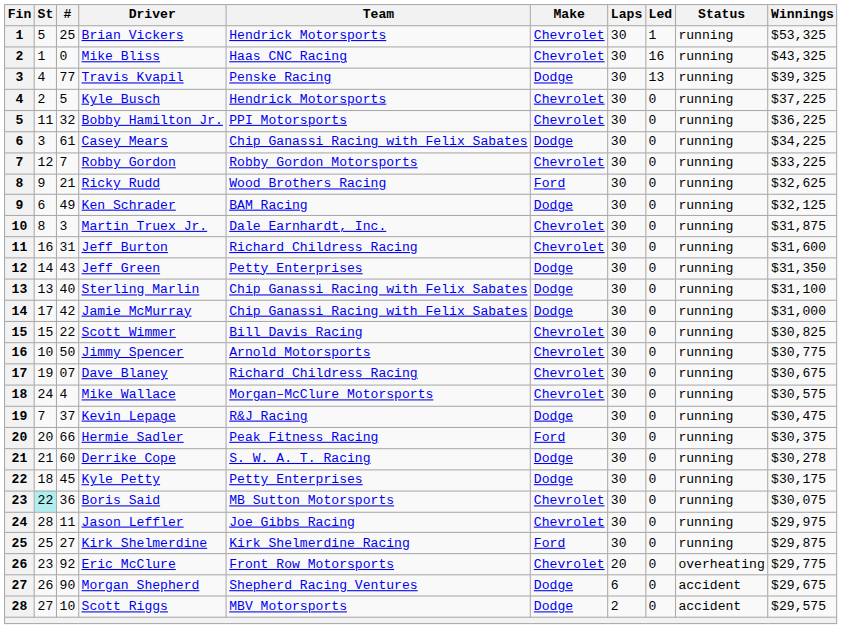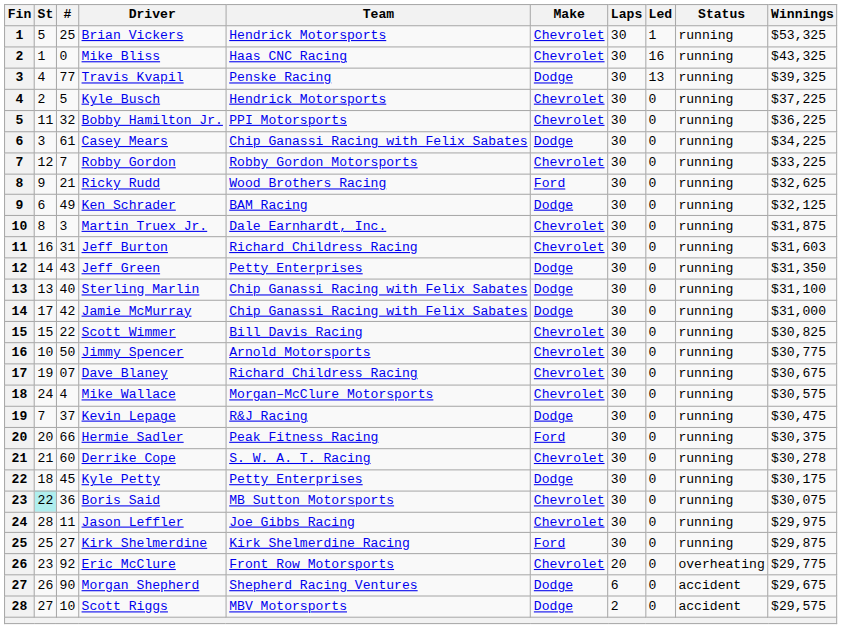(799, 248) $31,600 -> (799, 248) $31,603
(554, 459) Dodge -> (569, 459) Chevrolet
